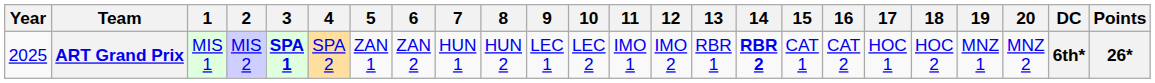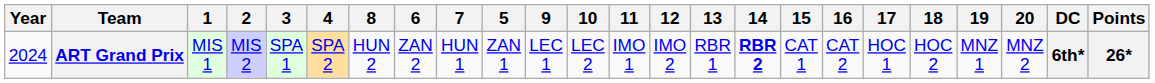columns swapped: (371, 18) <-> (503, 18)
(28, 55) 2025 -> (28, 55) 2024
(287, 55) bold -> (286, 55) normal
